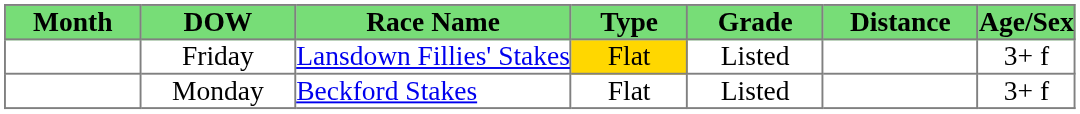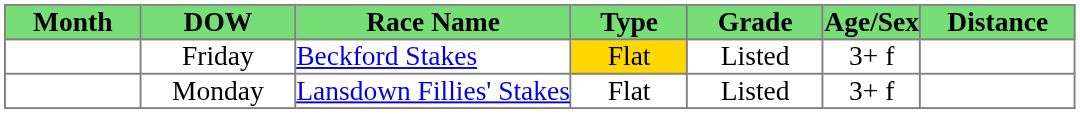columns swapped: (900, 21) <-> (1026, 21)
(433, 56) Lansdown Fillies' Stakes -> (387, 56) Beckford Stakes
(387, 90) Beckford Stakes -> (433, 90) Lansdown Fillies' Stakes
